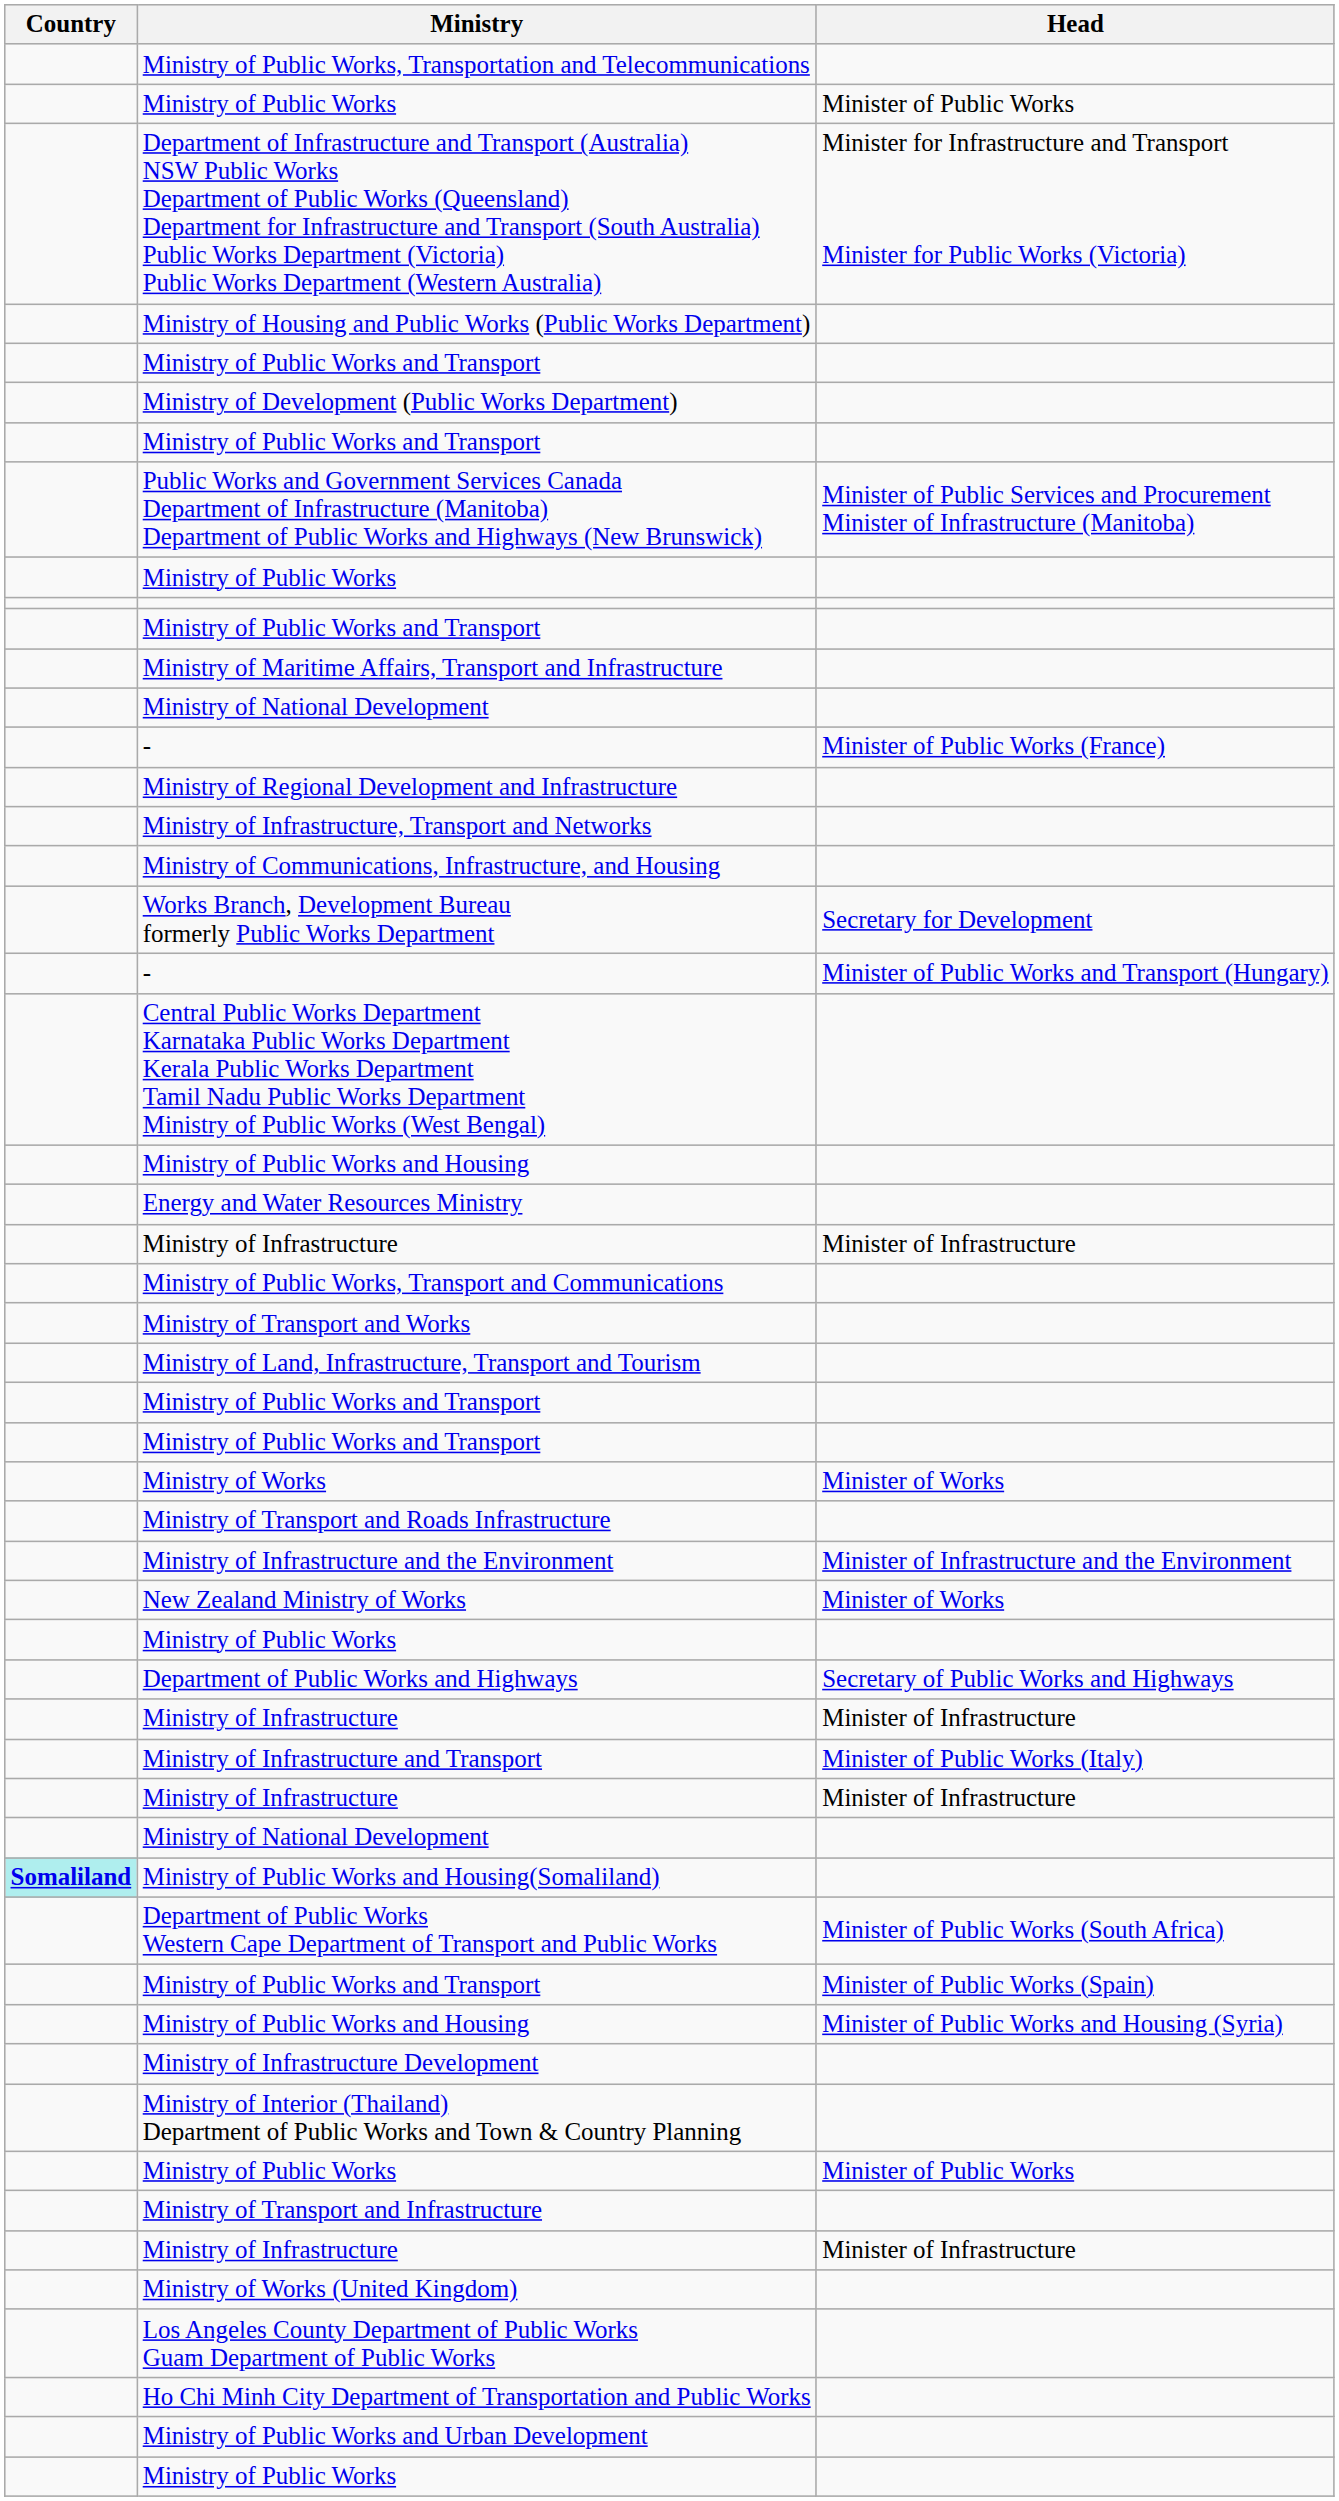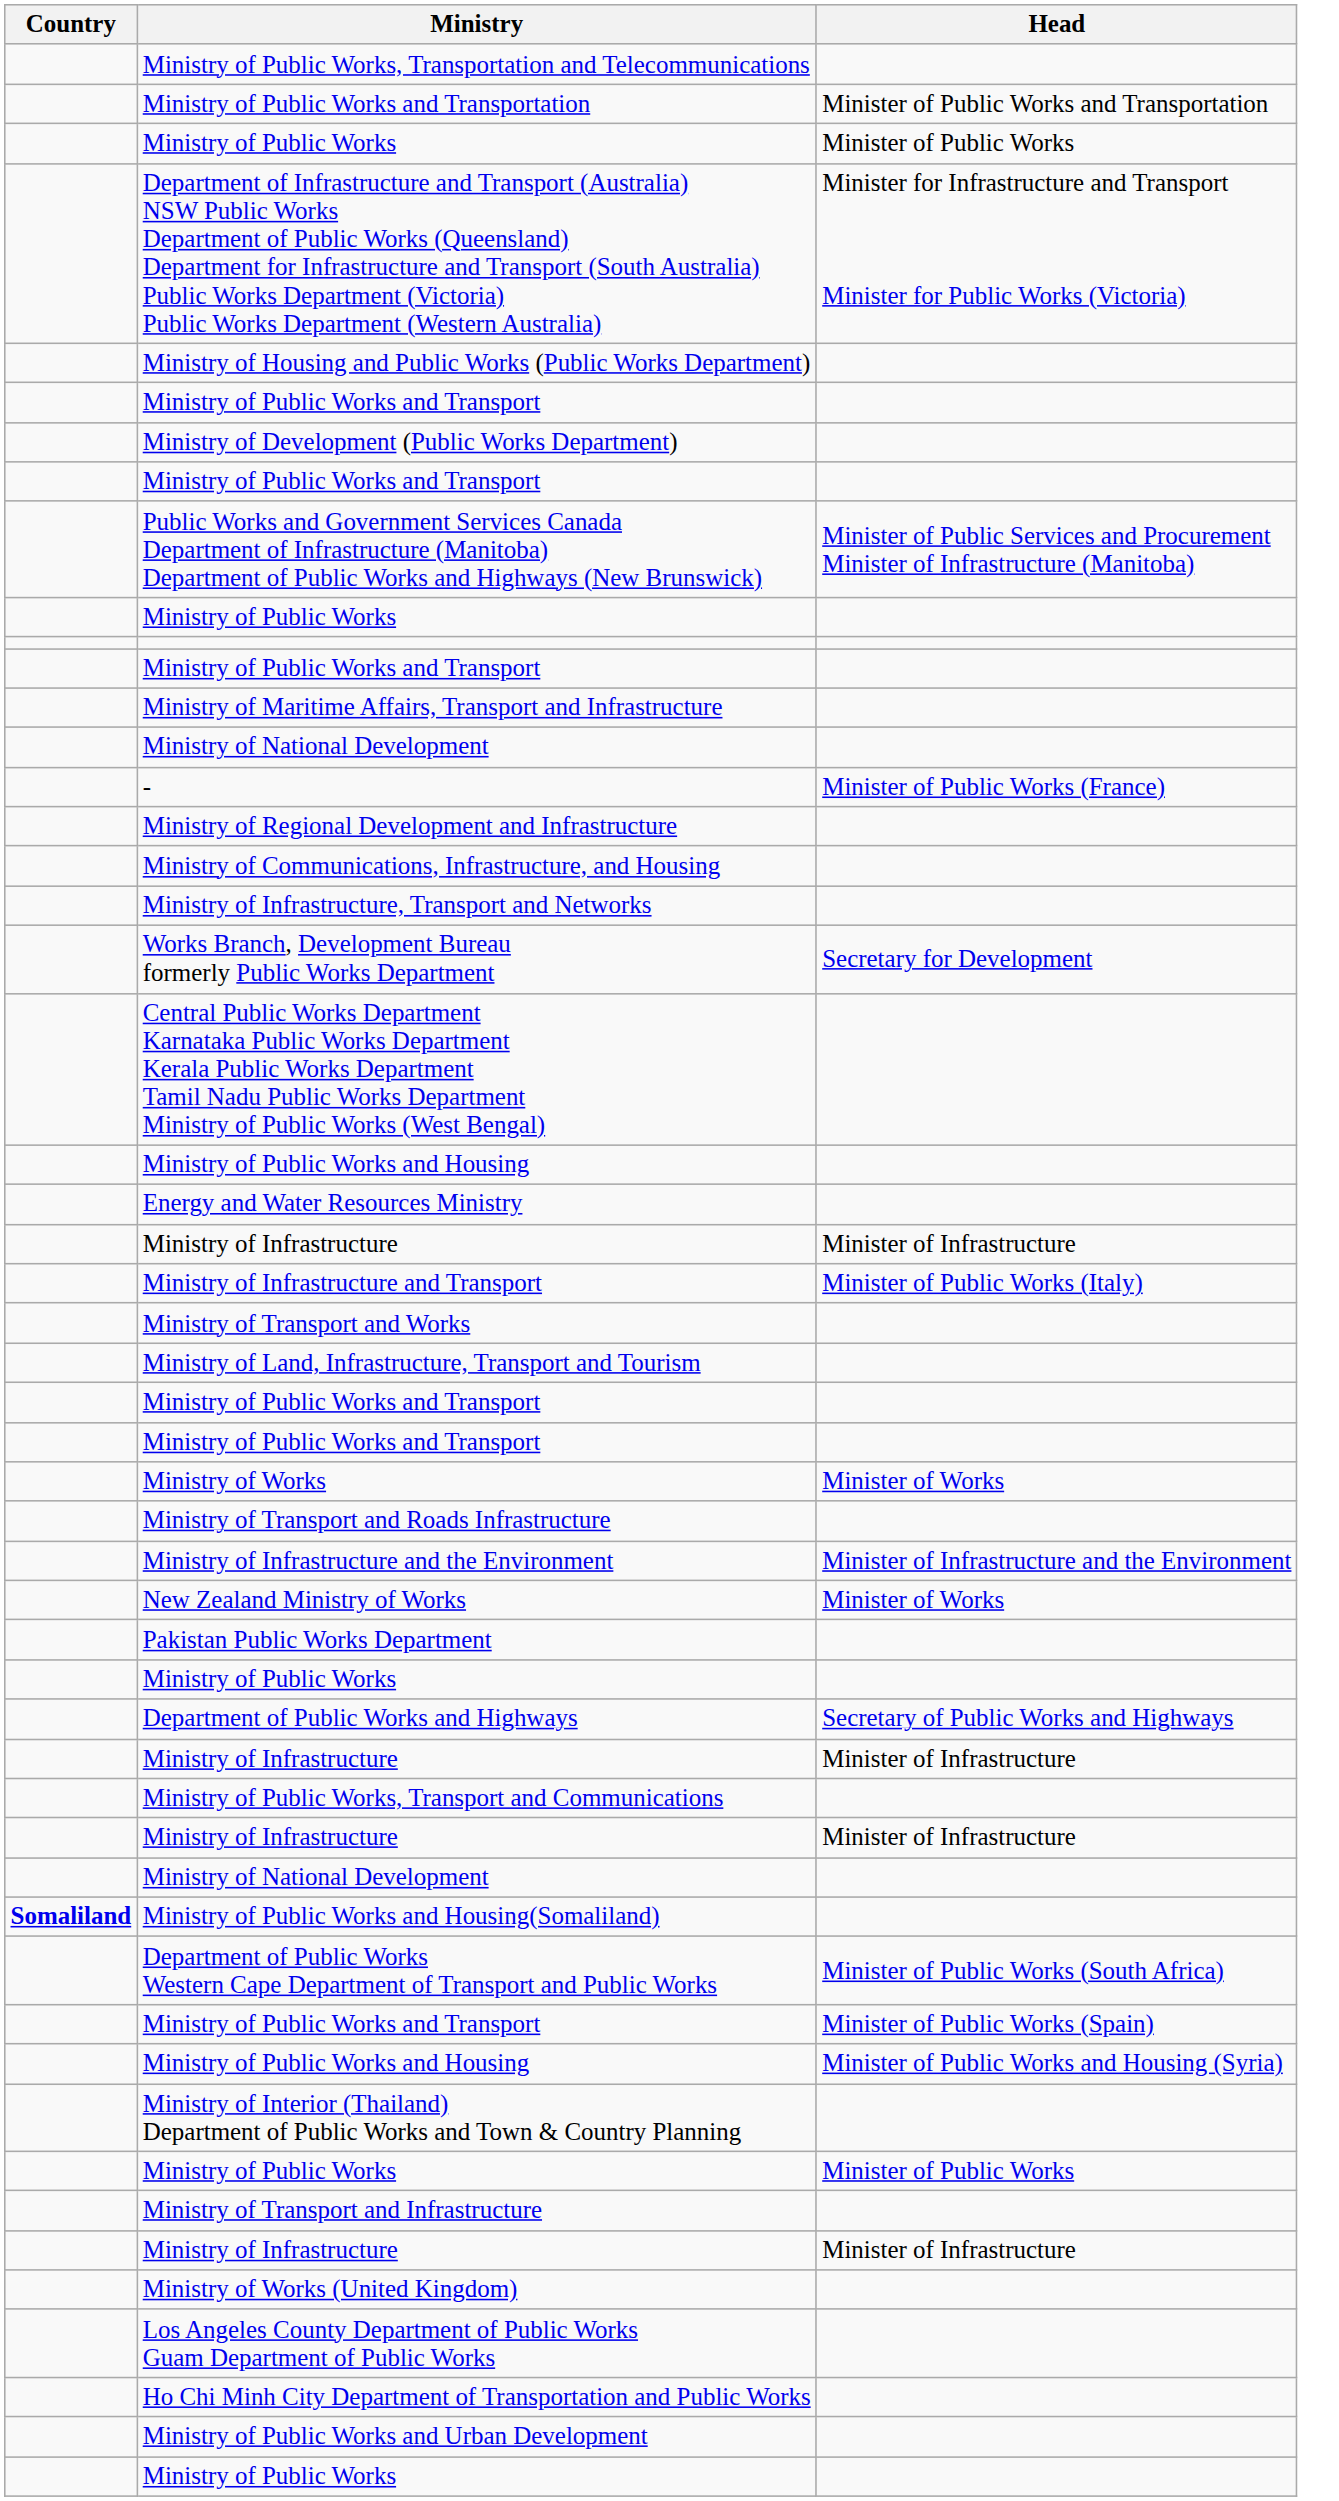+ row: (366, 103)
rows swapped: (397, 826) <-> (431, 865)
- row: (147, 972)
rows swapped: (342, 1758) <-> (433, 1283)
+ row: (317, 1639)
(71, 1876) paleturquoise background -> (71, 1916) no background
- row: (341, 2063)
